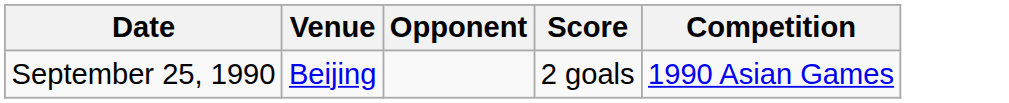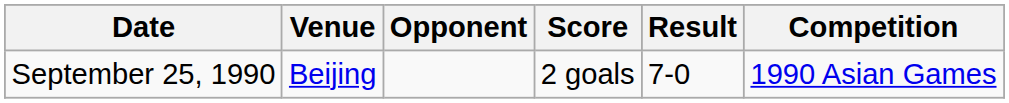+ column: (693, 27)
